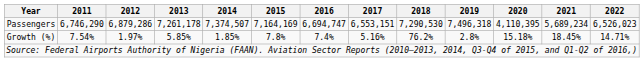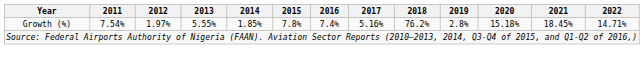- row: (31, 24)
(179, 37) 5.85% -> (204, 24) 5.55%
